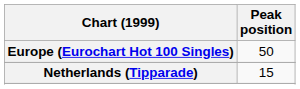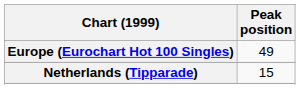(266, 51) 50 -> (266, 51) 49
